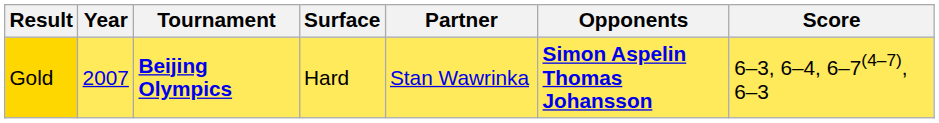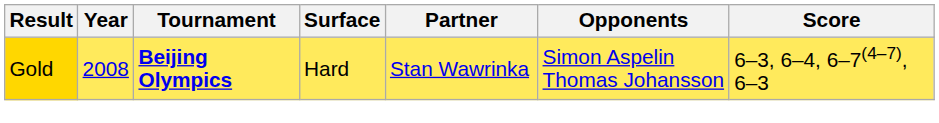(106, 77) 2007 -> (106, 68) 2008
(614, 77) bold -> (633, 68) normal
